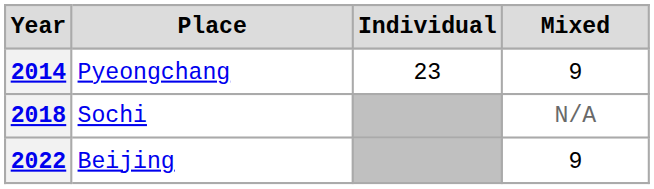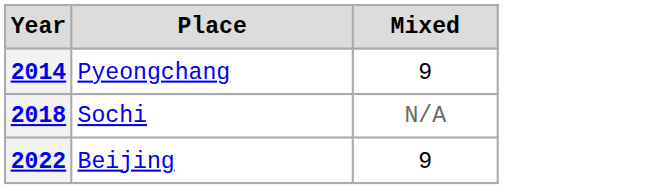- column: (427, 27)
